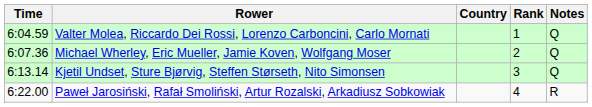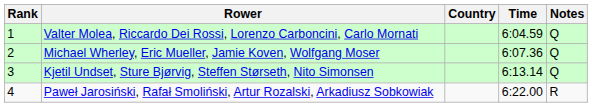columns swapped: (528, 14) <-> (28, 14)
